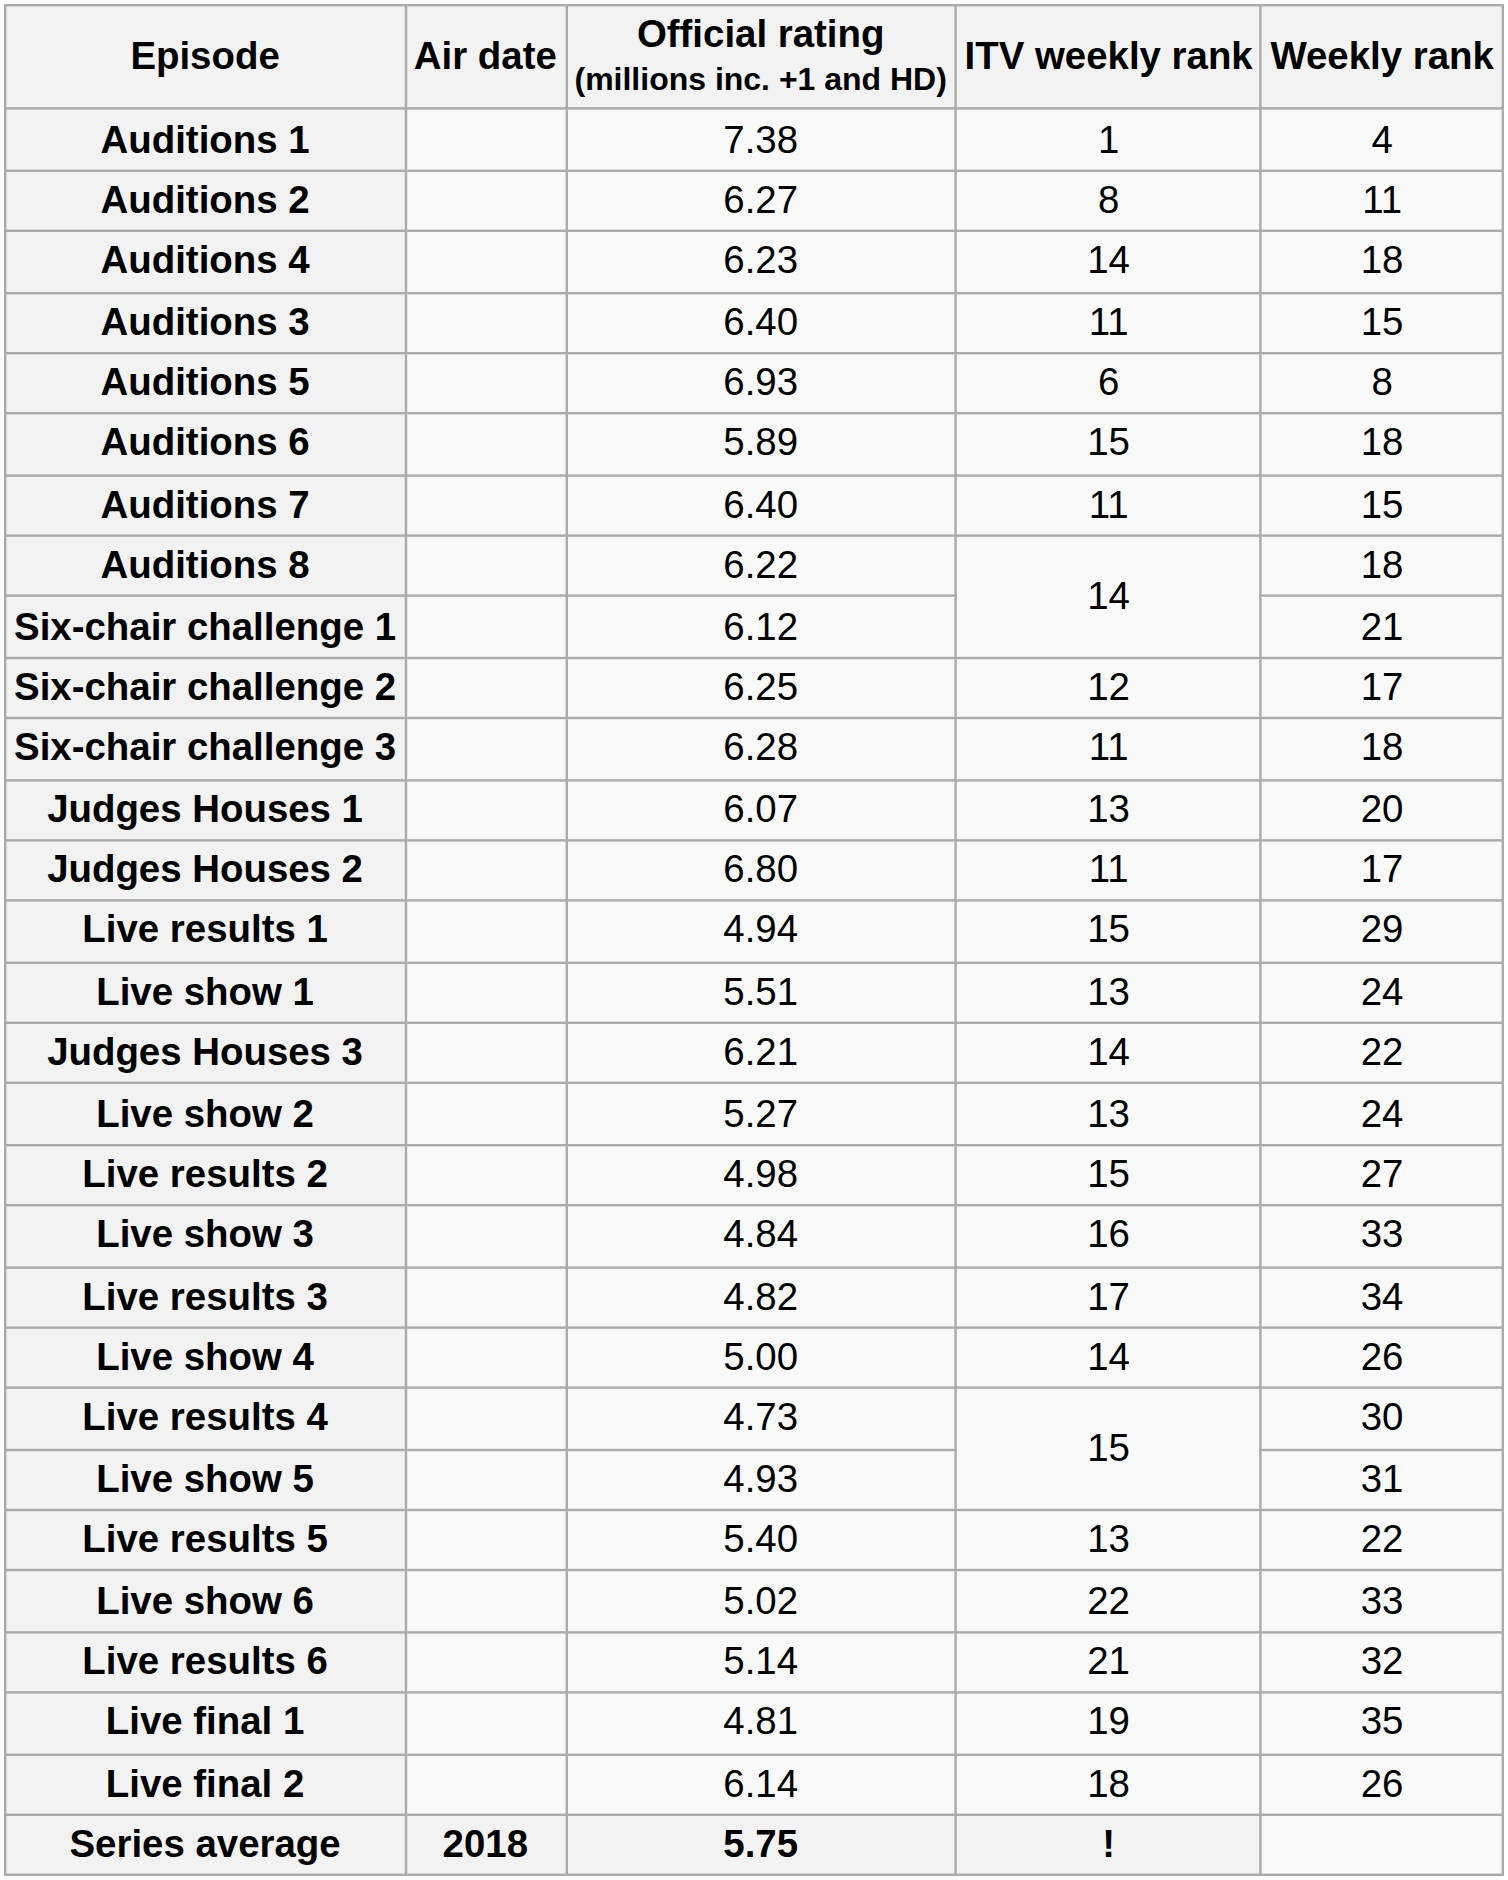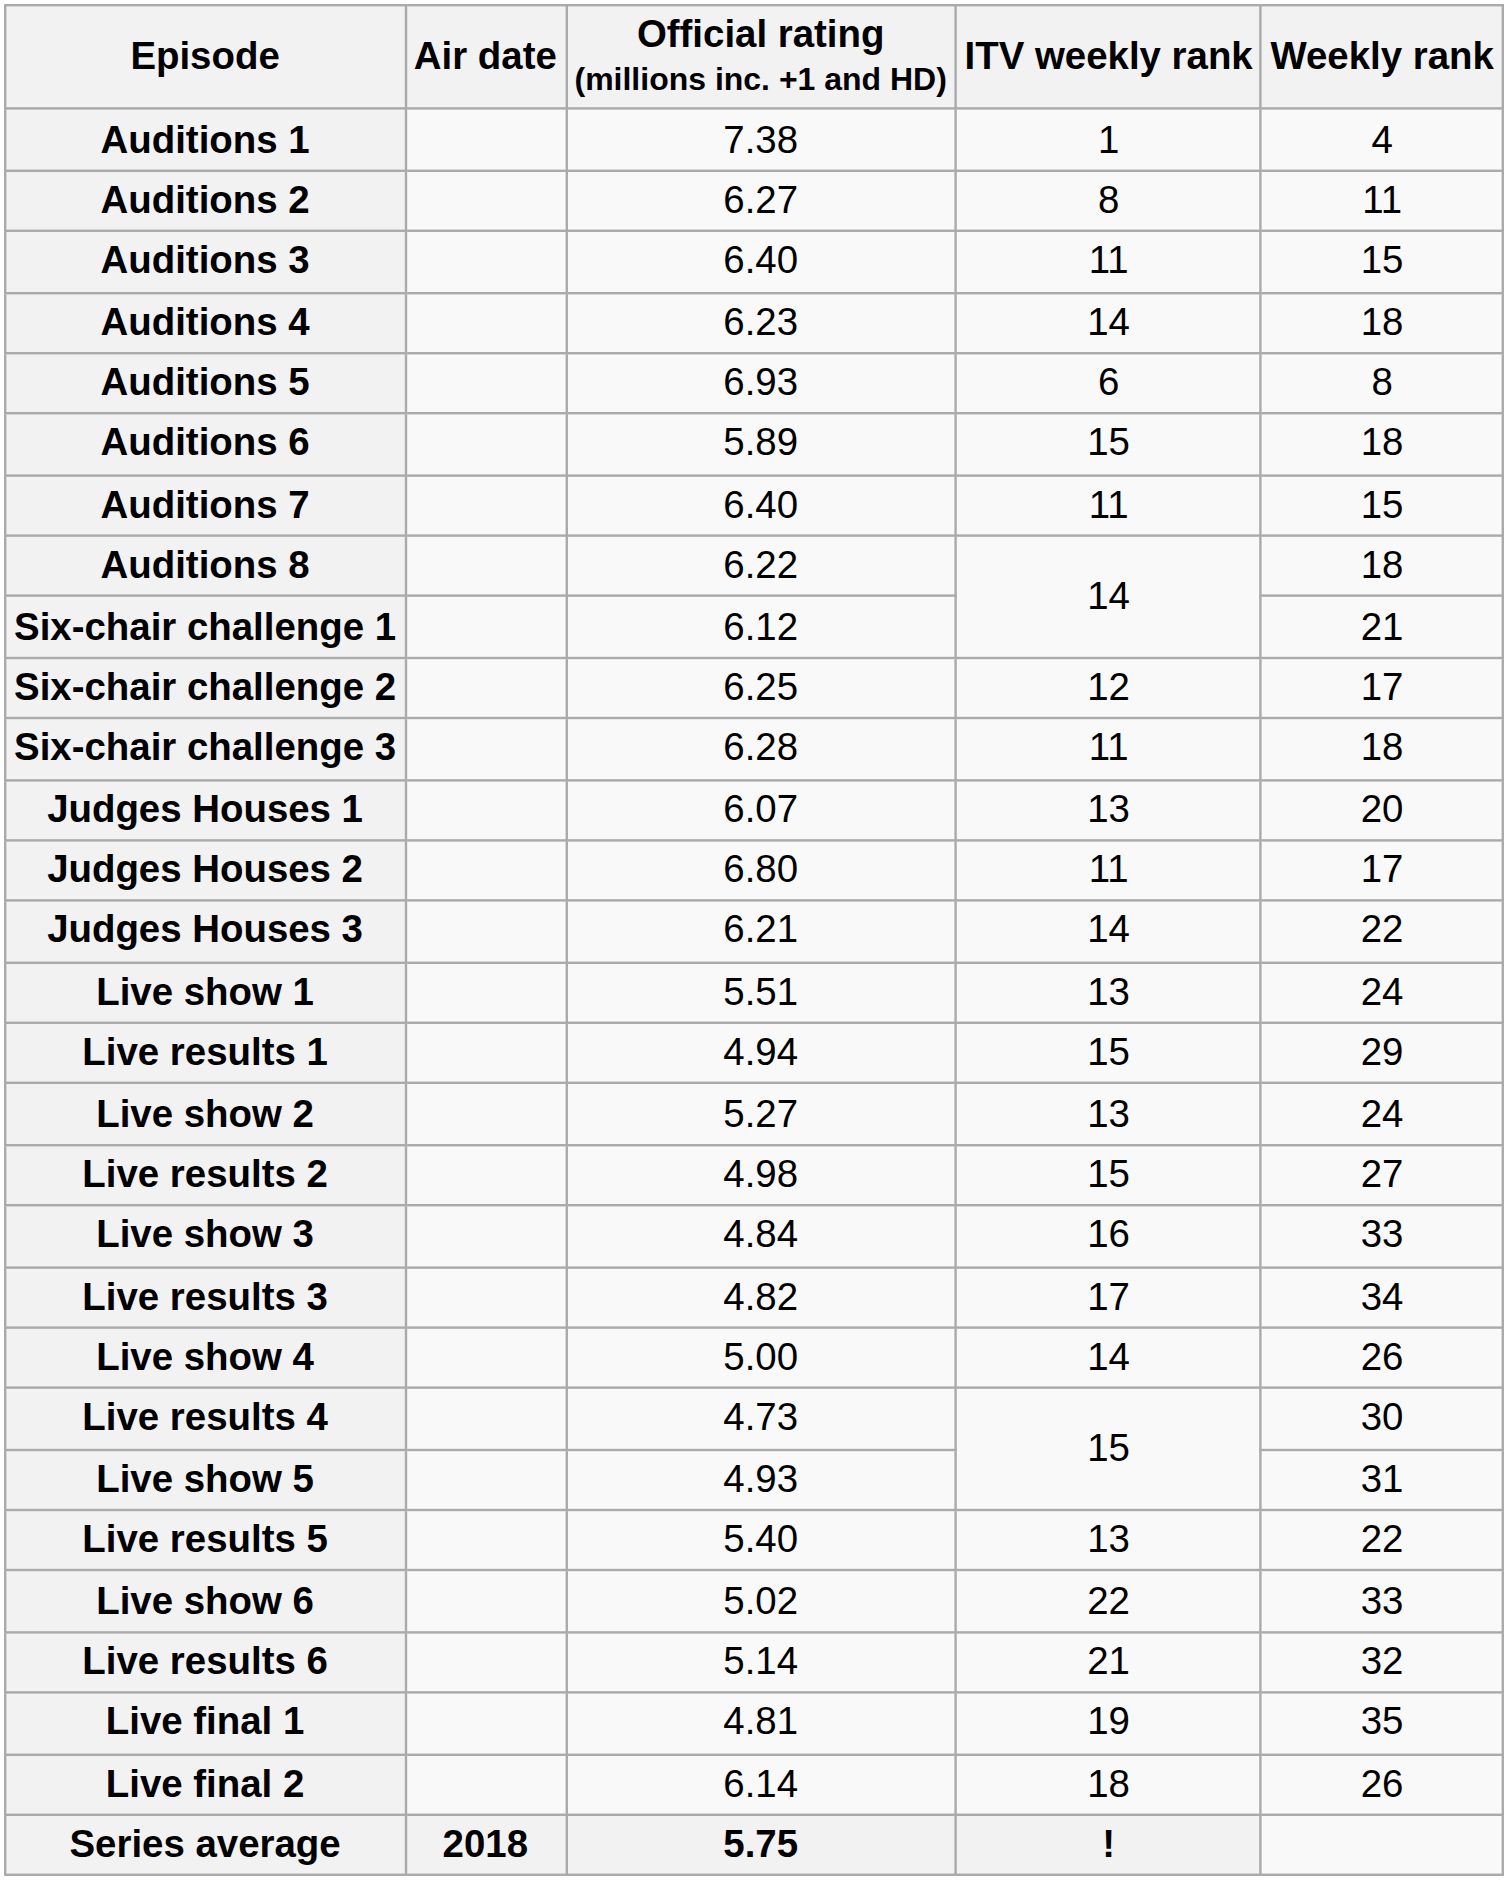rows swapped: (205, 321) <-> (205, 260)
rows swapped: (205, 1052) <-> (205, 930)
